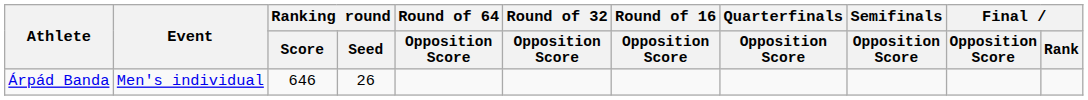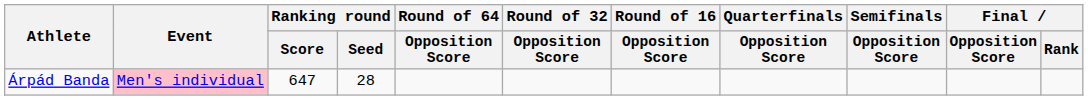(190, 82) no background -> (190, 82) pink background
(302, 82) 646 -> (302, 82) 647
(366, 82) 26 -> (366, 82) 28
